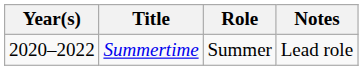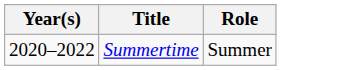- column: (317, 19)
